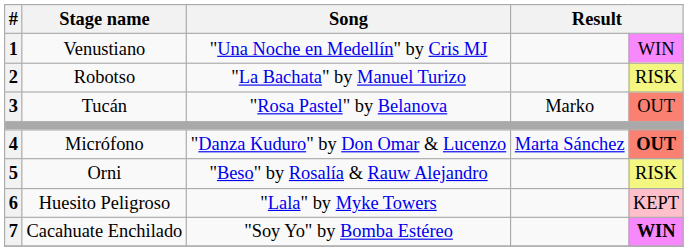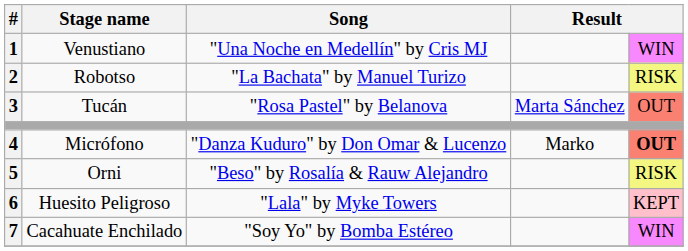(570, 106) Marko -> (570, 106) Marta Sánchez
(570, 144) Marta Sánchez -> (570, 144) Marko
(656, 231) bold -> (656, 231) normal
